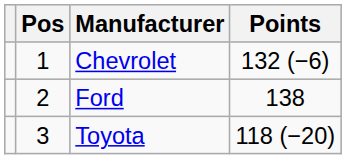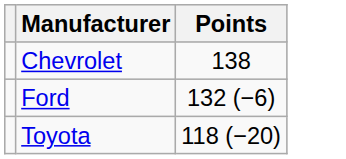- column: (43, 24)
(285, 61) 132 (−6) -> (231, 61) 138
(285, 98) 138 -> (231, 98) 132 (−6)
